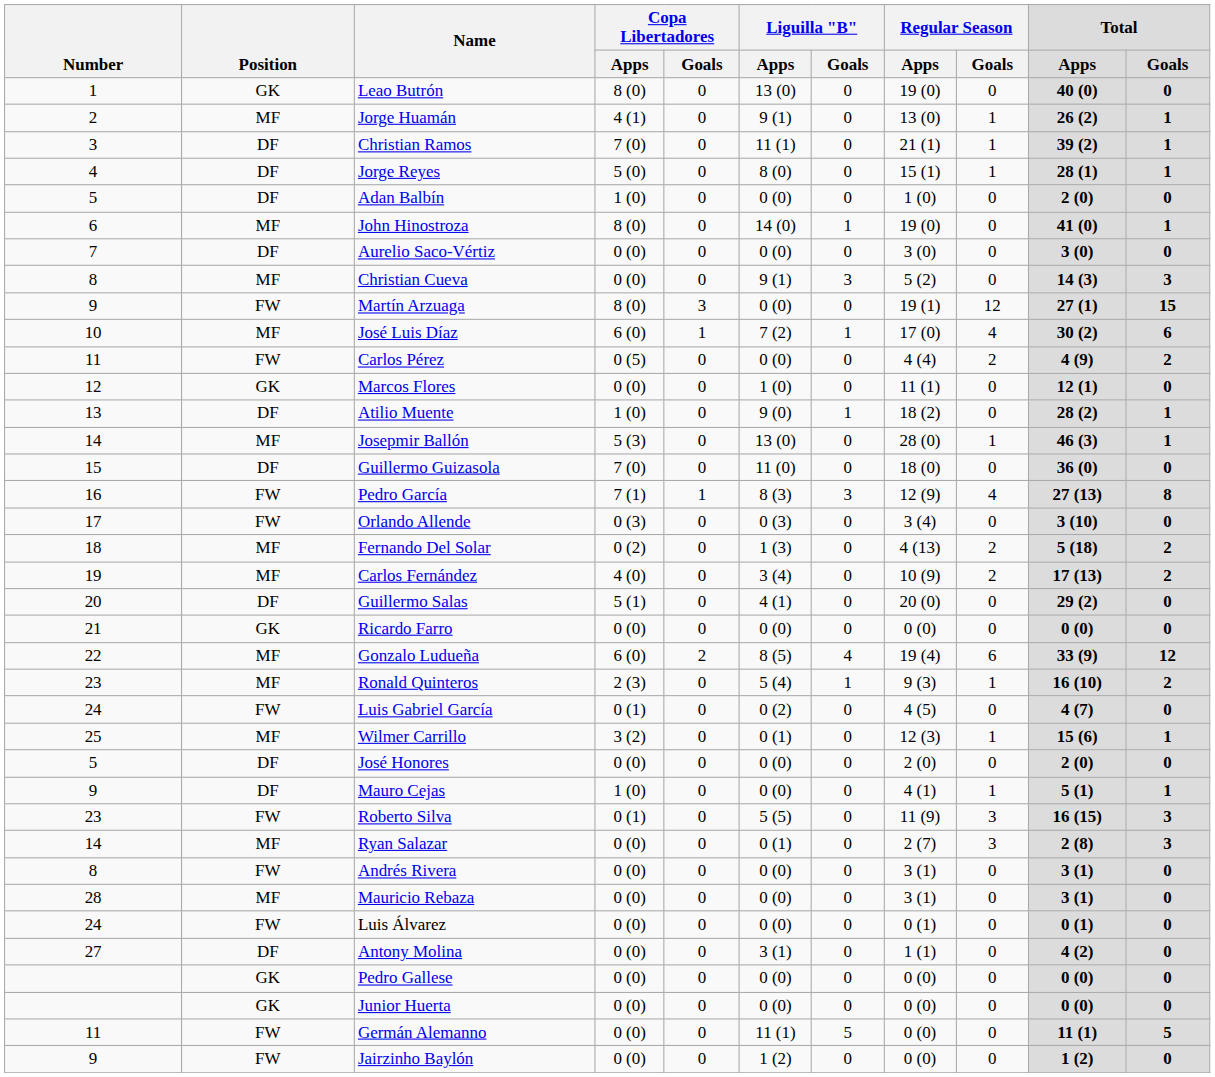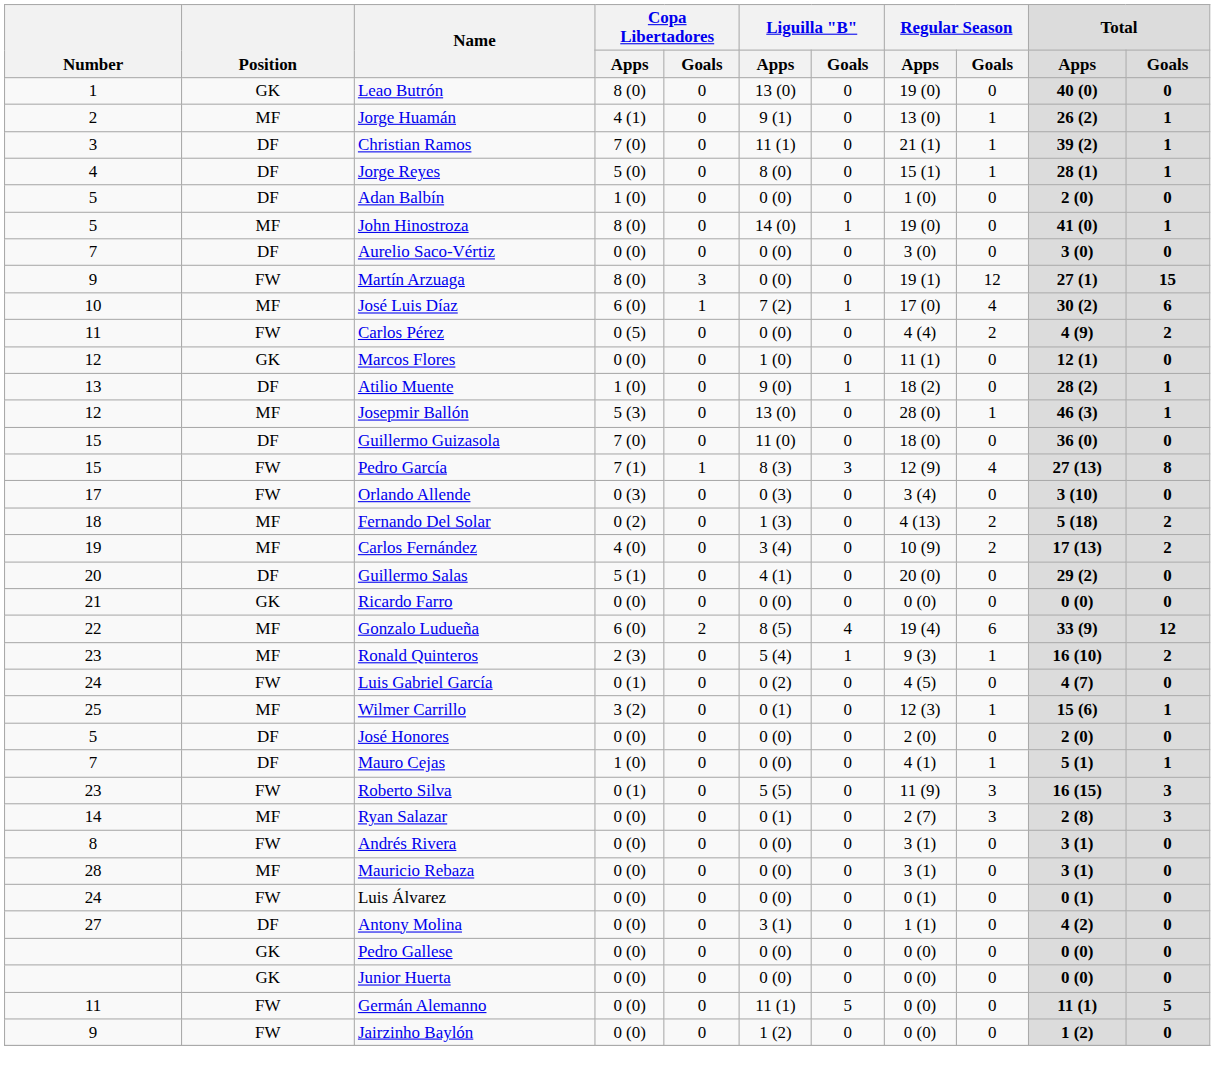(93, 225) 6 -> (93, 225) 5
- row: (413, 279)
(93, 440) 14 -> (93, 413) 12
(93, 494) 16 -> (93, 467) 15
(93, 790) 9 -> (93, 763) 7
